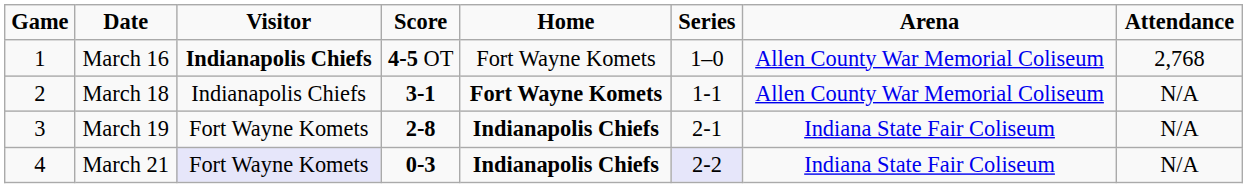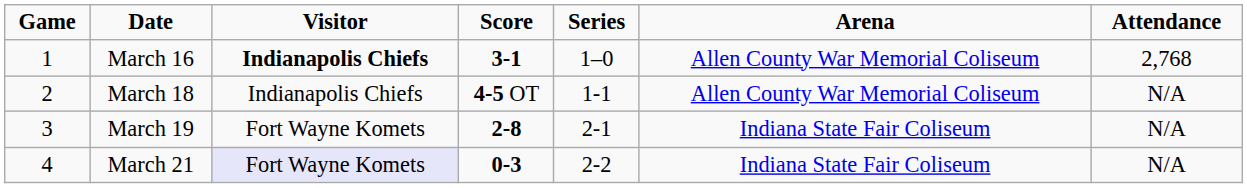- column: (566, 22)
(421, 57) 4-5 OT -> (506, 57) 3-1
(421, 93) 3-1 -> (506, 93) 4-5 OT
(707, 164) lavender background -> (597, 164) no background
